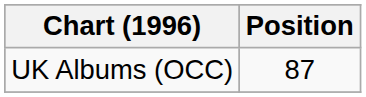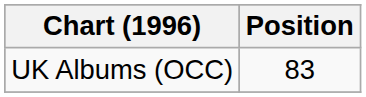(300, 69) 87 -> (300, 69) 83
